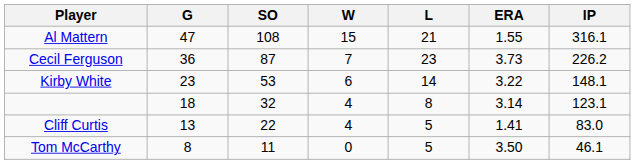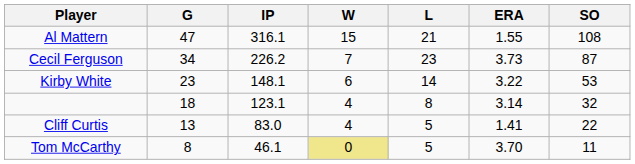columns swapped: (589, 15) <-> (268, 15)
(188, 59) 36 -> (188, 59) 34
(348, 147) no background -> (348, 147) khaki background
(509, 147) 3.50 -> (509, 147) 3.70
